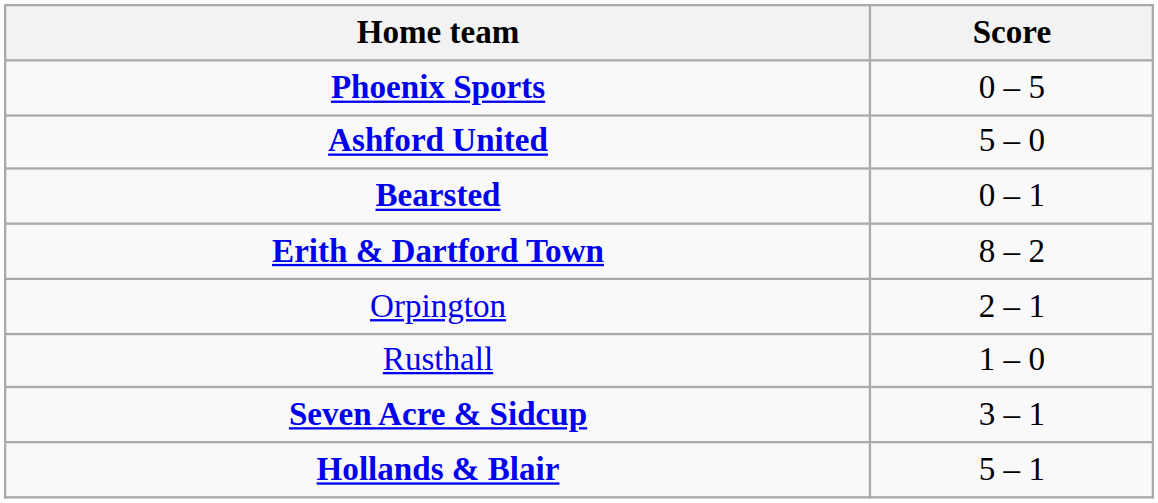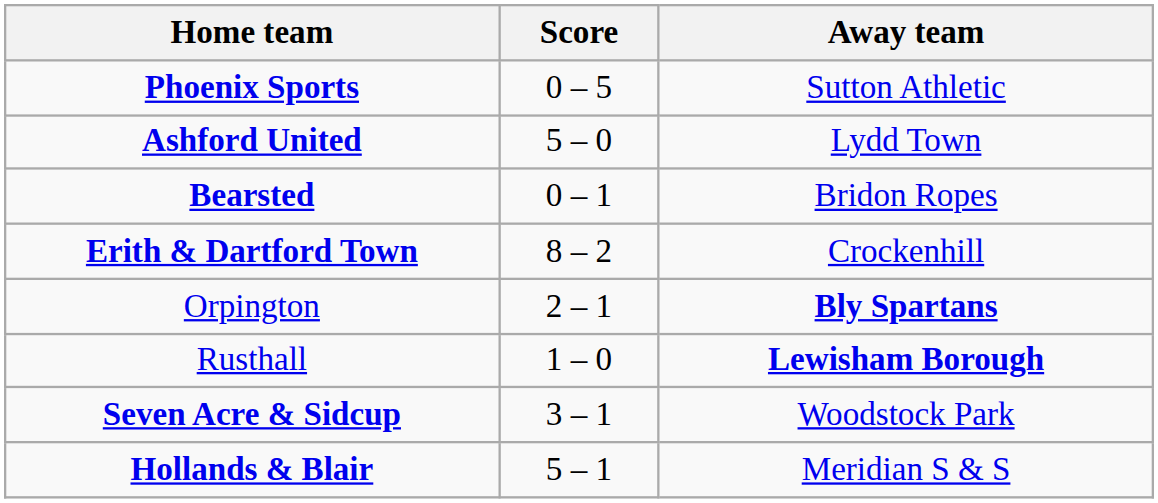+ column: (906, 32)
